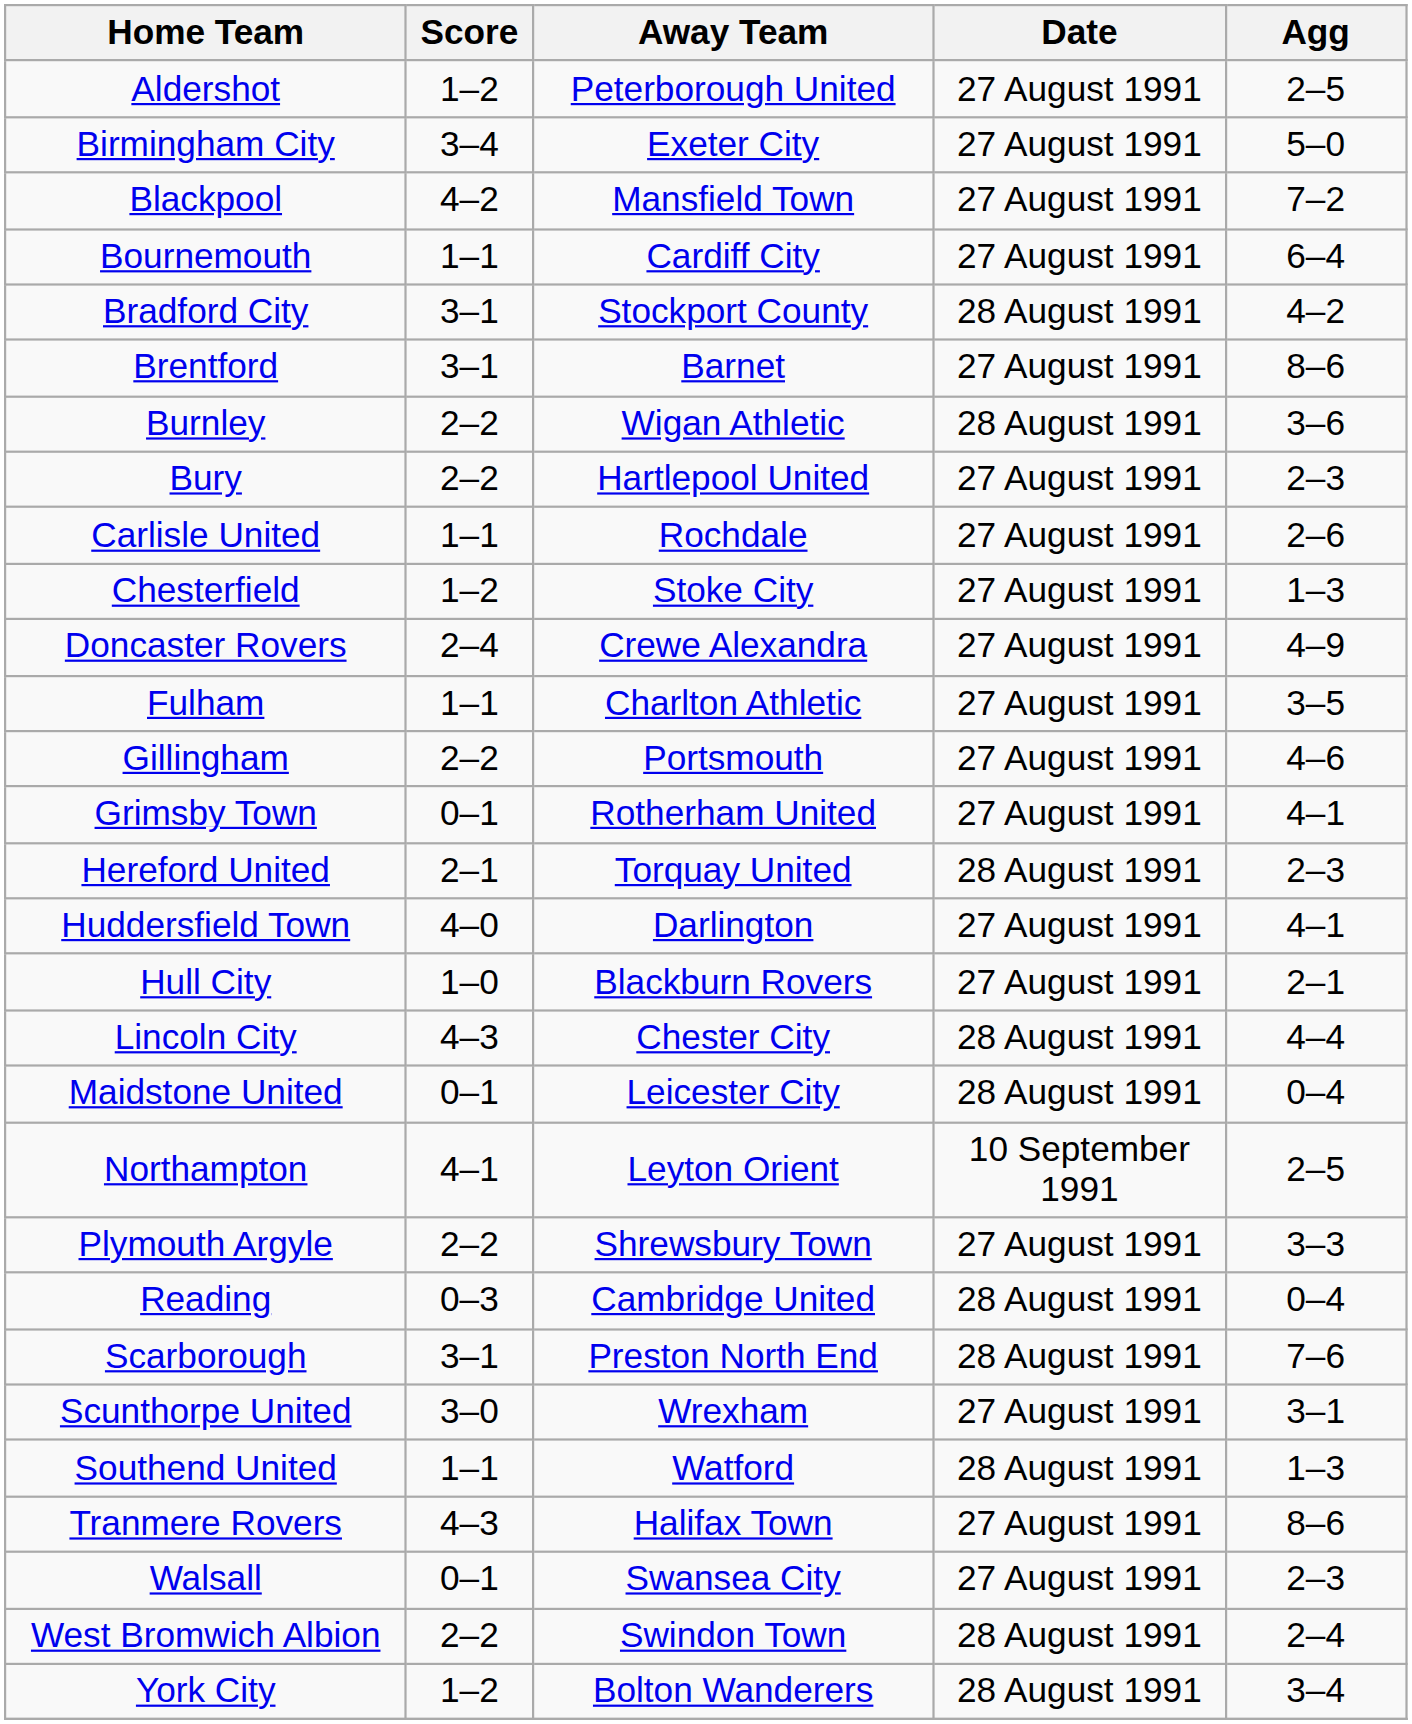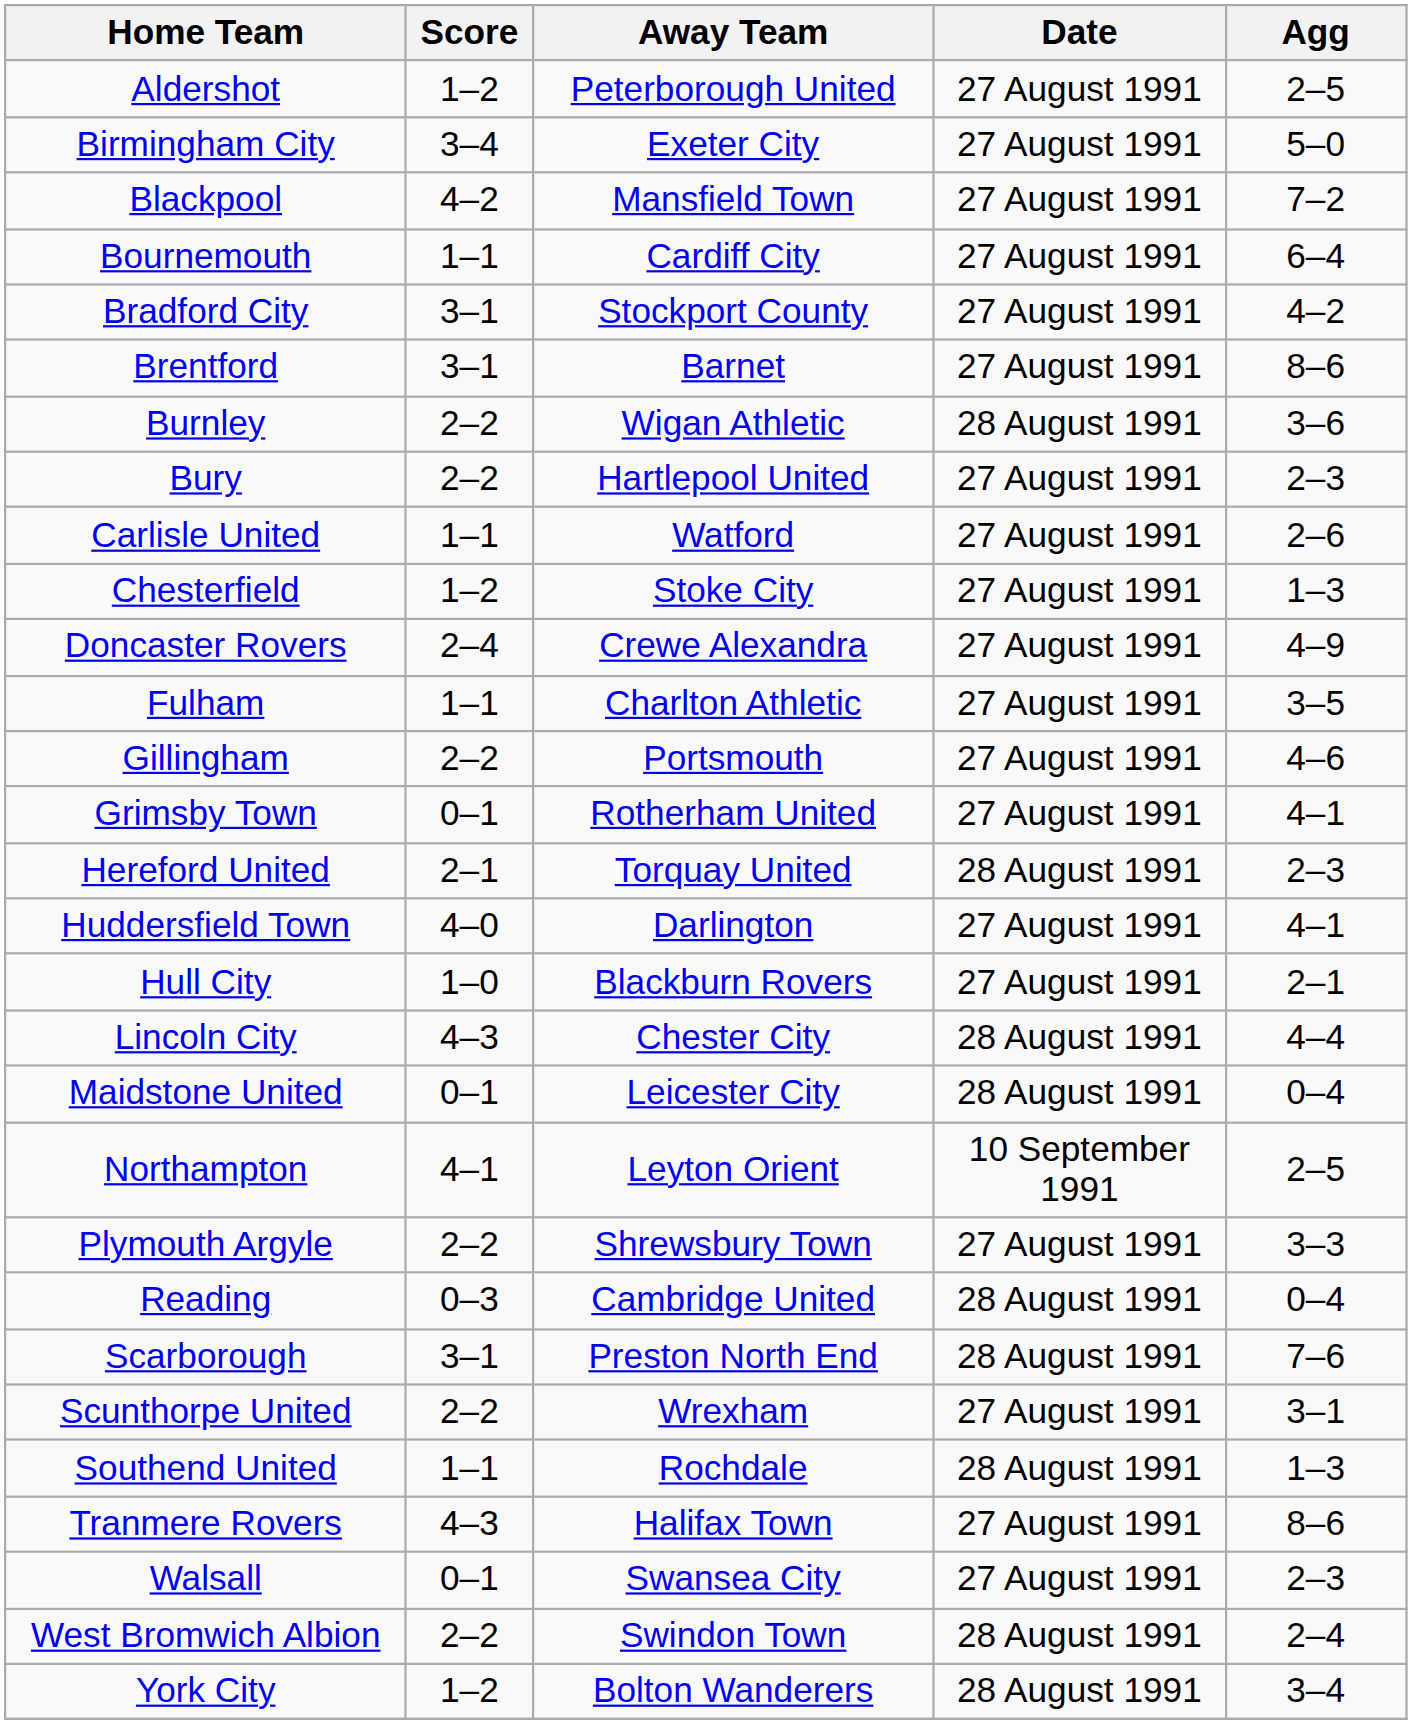(1079, 311) 28 August 1991 -> (1079, 311) 27 August 1991
(733, 534) Rochdale -> (733, 534) Watford
(469, 1411) 3–0 -> (469, 1411) 2–2
(733, 1467) Watford -> (733, 1467) Rochdale
